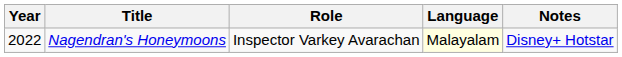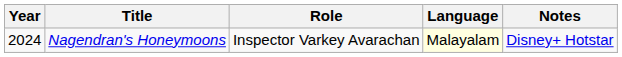(25, 40) 2022 -> (25, 40) 2024
